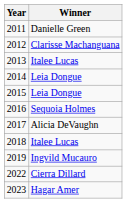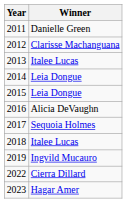(63, 109) Sequoia Holmes -> (65, 109) Alicia DeVaughn
(65, 126) Alicia DeVaughn -> (63, 126) Sequoia Holmes
